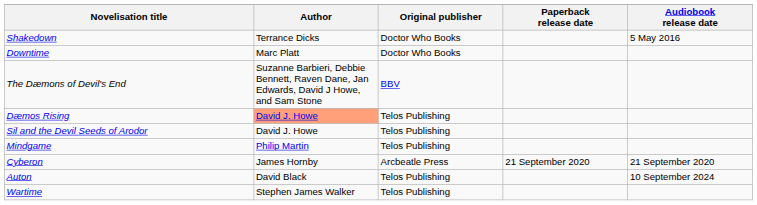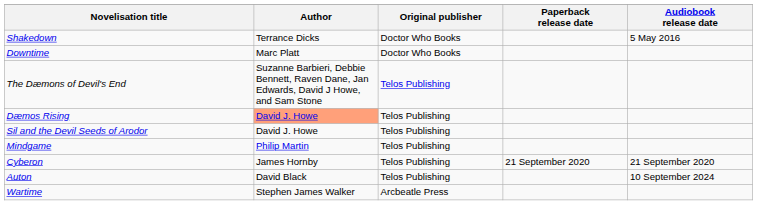(390, 84) BBV -> (415, 84) Telos Publishing
(414, 161) Arcbeatle Press -> (415, 161) Telos Publishing
(415, 192) Telos Publishing -> (414, 192) Arcbeatle Press
